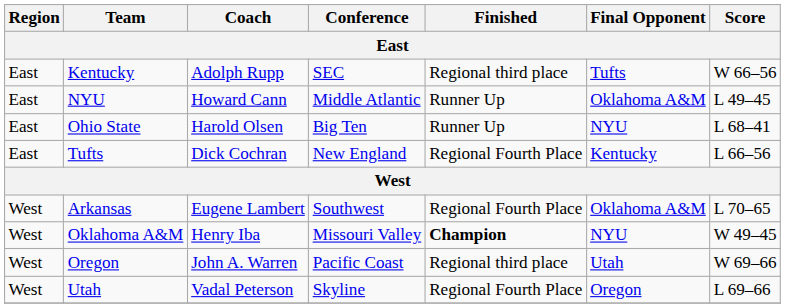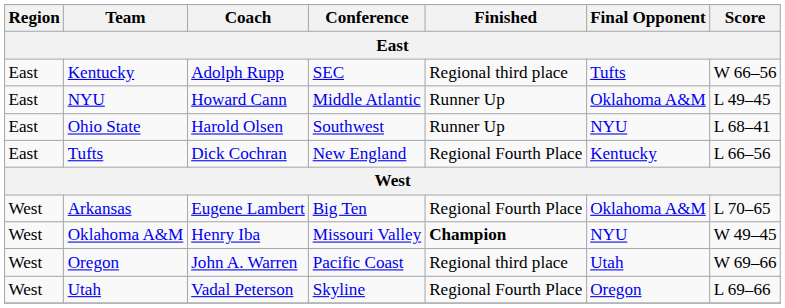(340, 126) Big Ten -> (348, 126) Southwest
(348, 208) Southwest -> (340, 208) Big Ten
